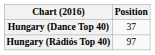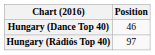(131, 27) 37 -> (131, 27) 46
